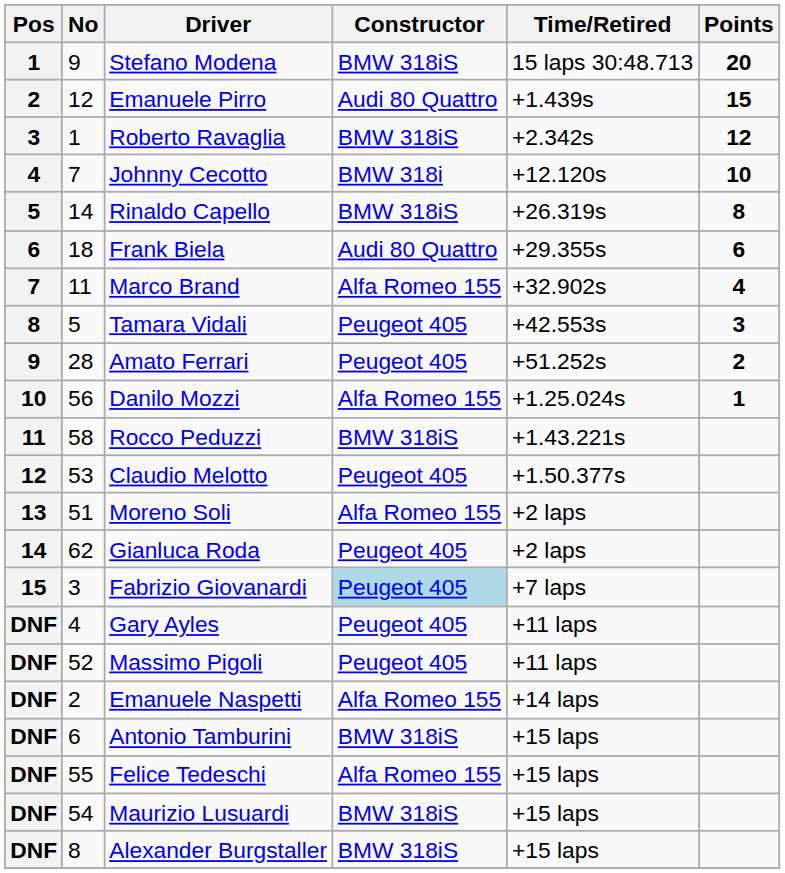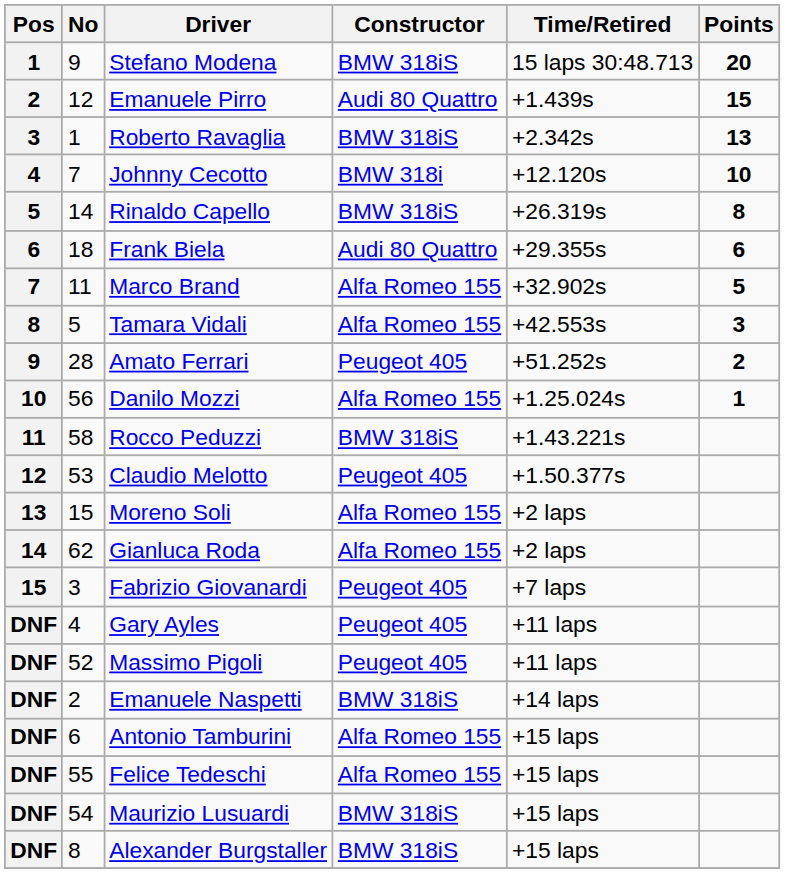(739, 136) 12 -> (739, 136) 13
(739, 286) 4 -> (739, 286) 5
(402, 324) Peugeot 405 -> (420, 324) Alfa Romeo 155
(81, 512) 51 -> (81, 512) 15
(402, 549) Peugeot 405 -> (420, 549) Alfa Romeo 155
(402, 587) lightblue background -> (402, 587) no background
(420, 699) Alfa Romeo 155 -> (398, 699) BMW 318iS
(398, 737) BMW 318iS -> (420, 737) Alfa Romeo 155
